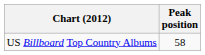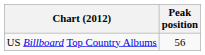(180, 42) 58 -> (180, 42) 56
